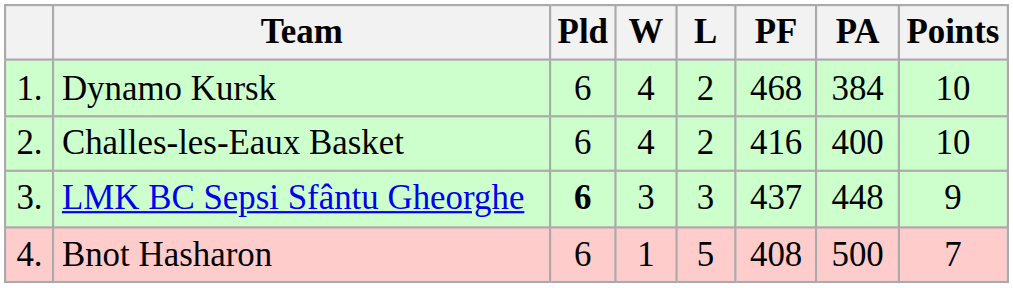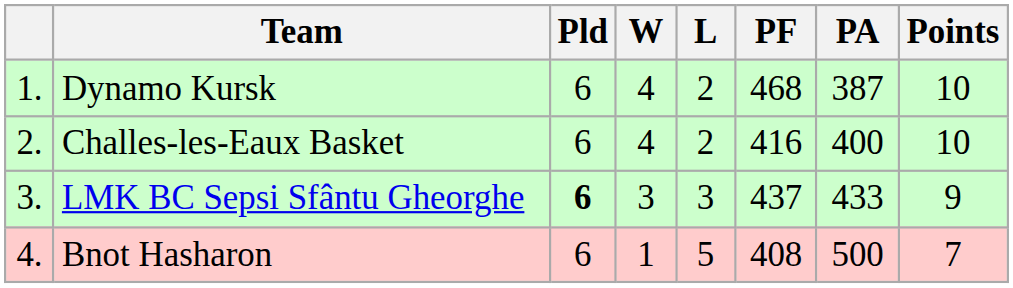(858, 87) 384 -> (858, 87) 387
(858, 198) 448 -> (858, 198) 433
